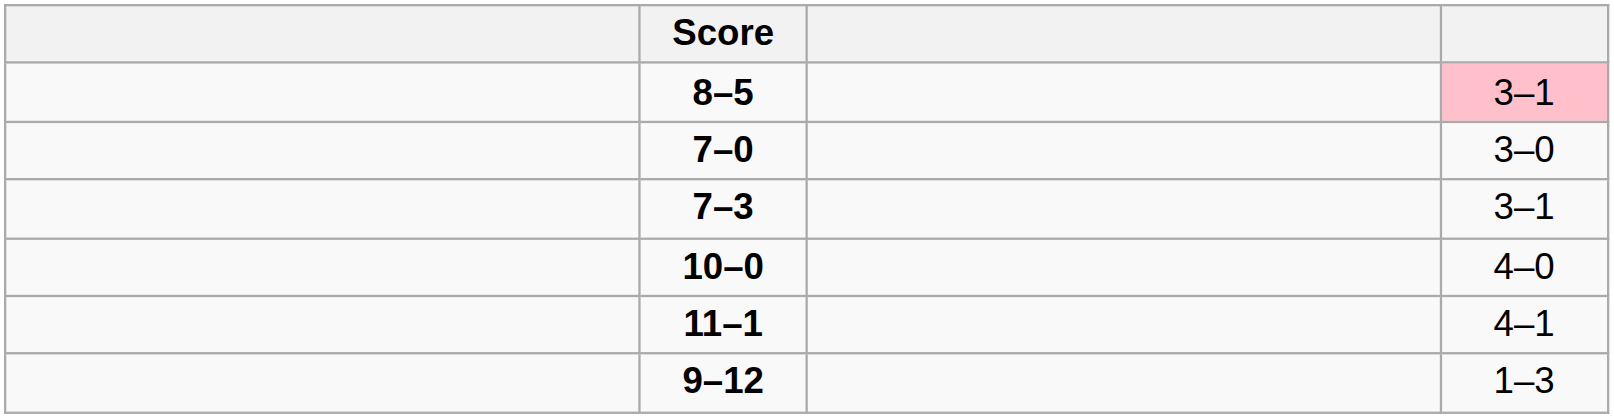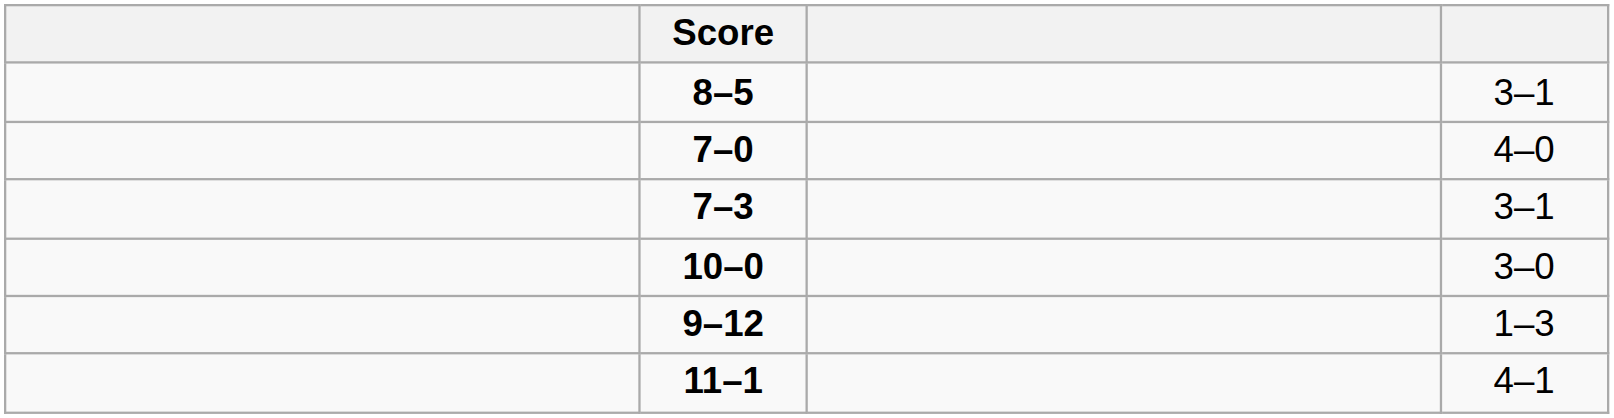(1524, 91) pink background -> (1524, 91) no background
(1524, 149) 3–0 -> (1524, 149) 4–0
(1524, 265) 4–0 -> (1524, 265) 3–0
rows swapped: (723, 324) <-> (723, 382)
